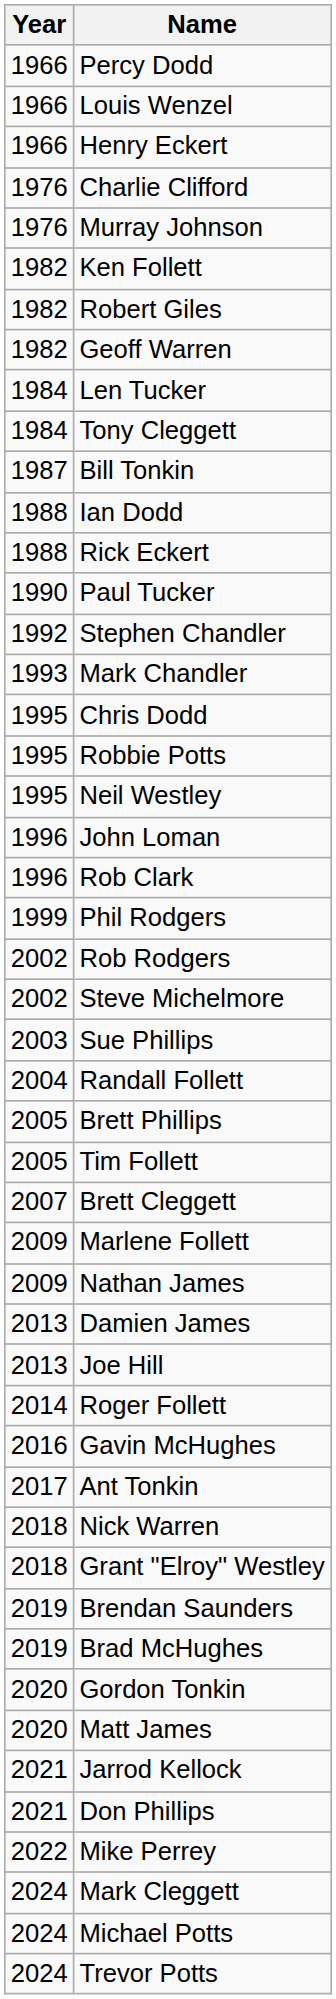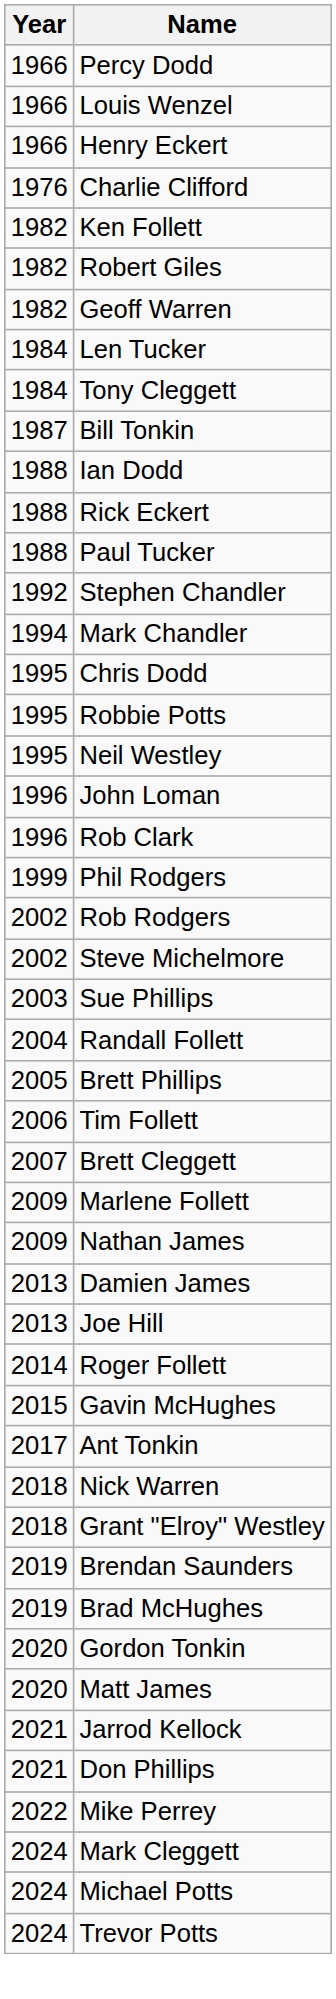- row: (171, 227)
(39, 593) 1990 -> (39, 552) 1988
(39, 674) 1993 -> (39, 633) 1994
(39, 1161) 2005 -> (39, 1120) 2006
(39, 1445) 2016 -> (39, 1405) 2015
